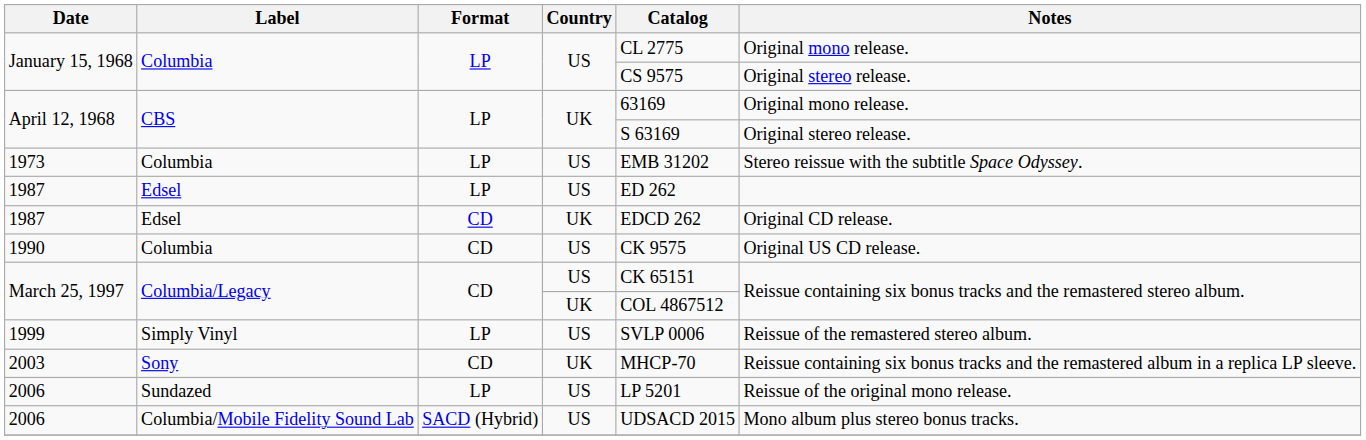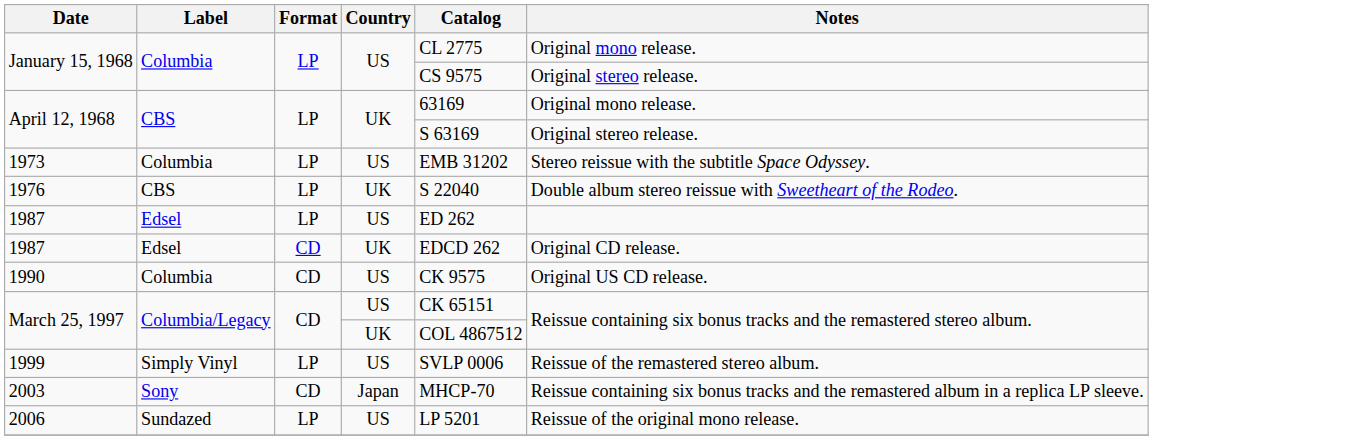+ row: (27, 190)
(579, 362) UK -> (378, 391) Japan
- row: (27, 420)
